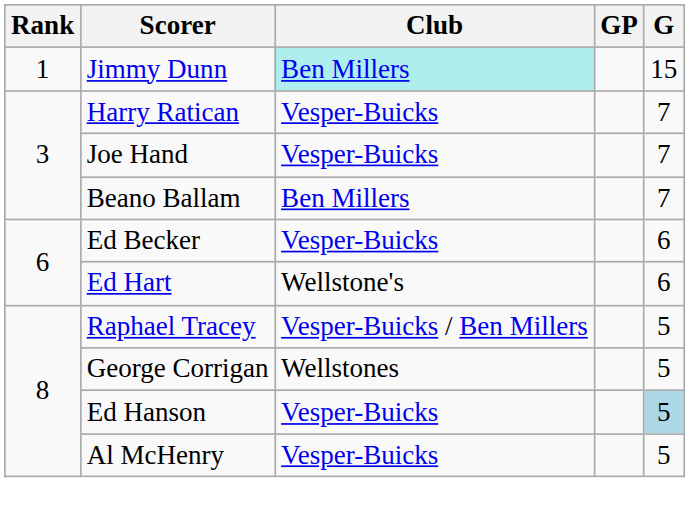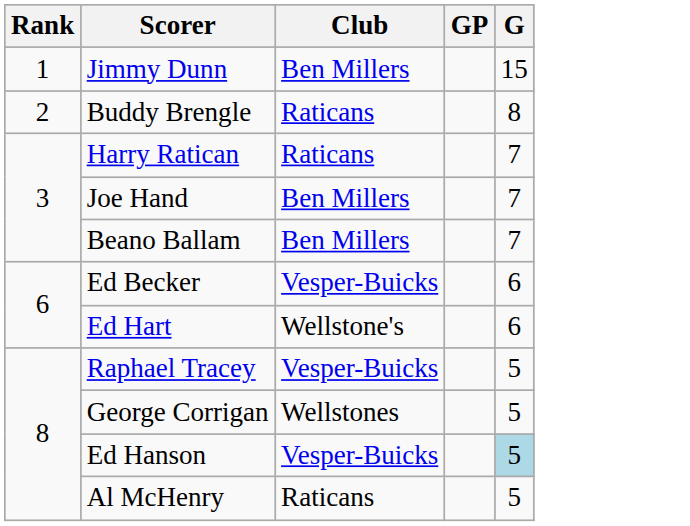(345, 68) paleturquoise background -> (345, 68) no background
+ row: (169, 111)
(360, 111) Vesper-Buicks -> (328, 154) Raticans
(360, 154) Vesper-Buicks -> (345, 197) Ben Millers
(434, 326) Vesper-Buicks / Ben Millers -> (360, 369) Vesper-Buicks
(360, 454) Vesper-Buicks -> (328, 497) Raticans
